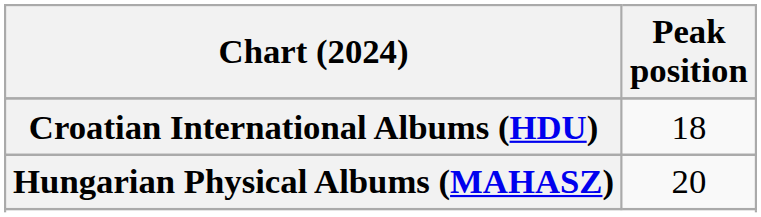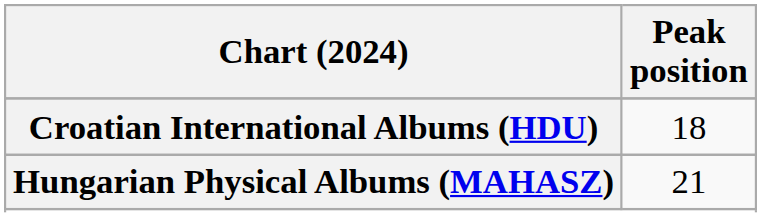(689, 181) 20 -> (689, 181) 21
